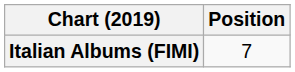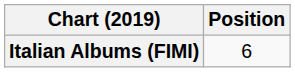(247, 50) 7 -> (247, 50) 6
